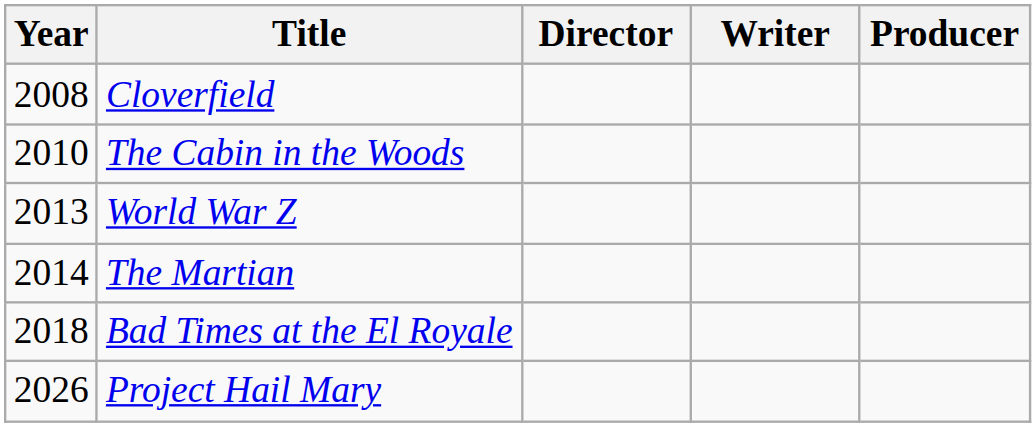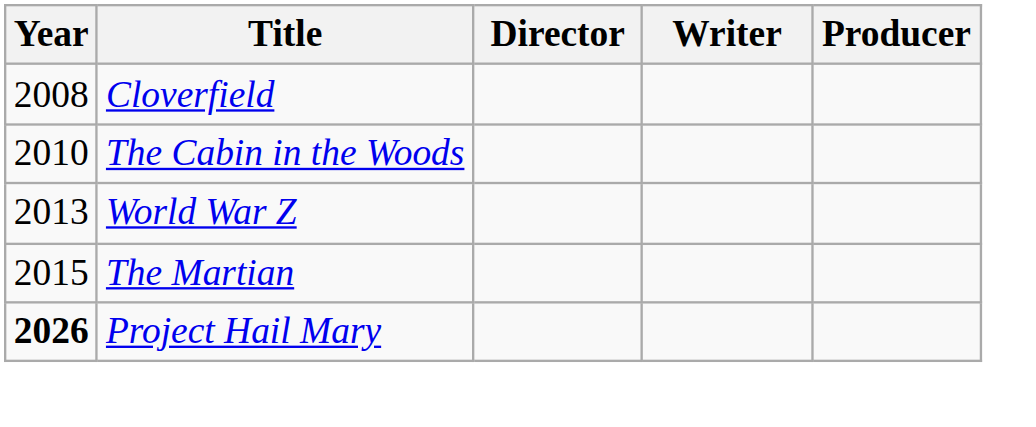(51, 271) 2014 -> (51, 271) 2015
- row: (309, 331)
(51, 390) normal -> (51, 331) bold
